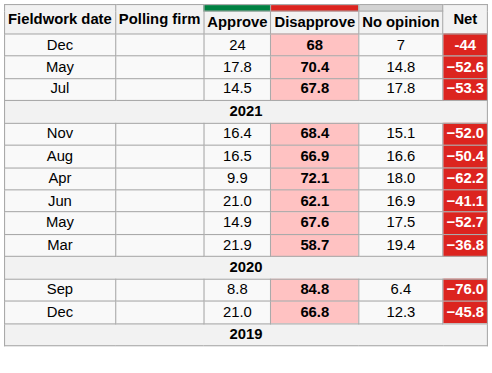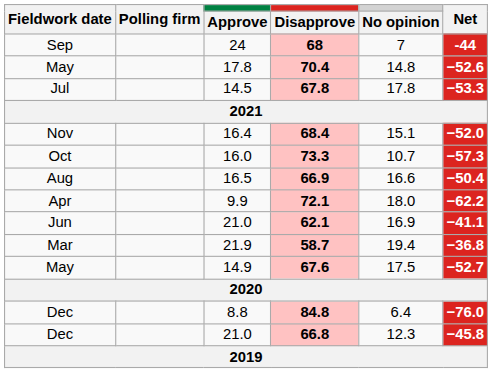(60, 44) Dec -> (60, 44) Sep
+ row: (315, 155)
rows swapped: (315, 222) <-> (315, 245)
(60, 289) Sep -> (60, 311) Dec
